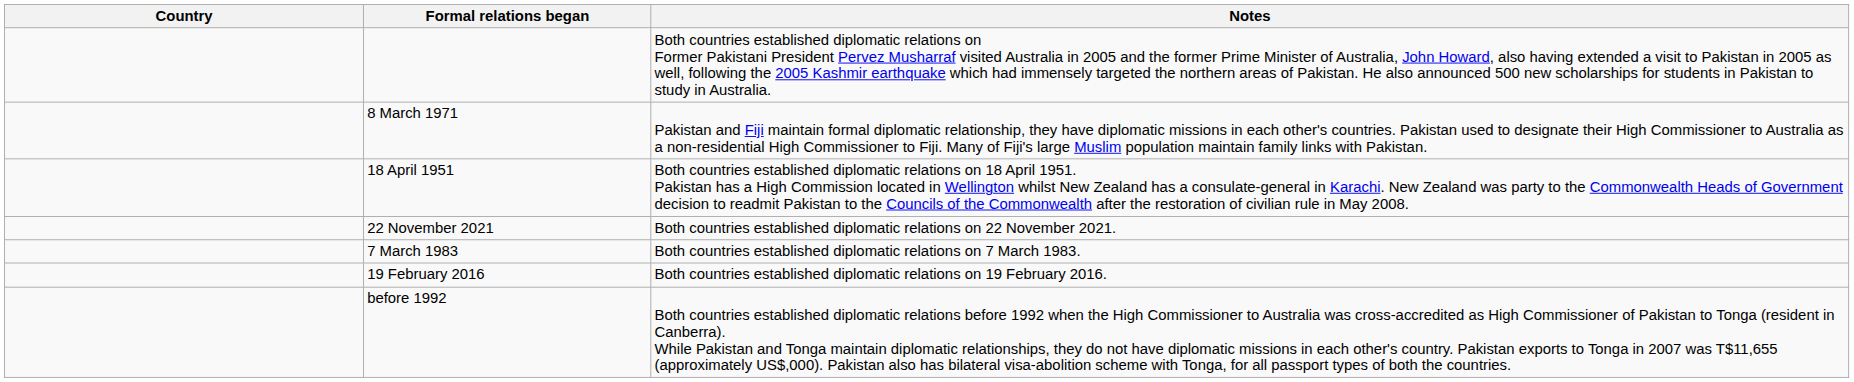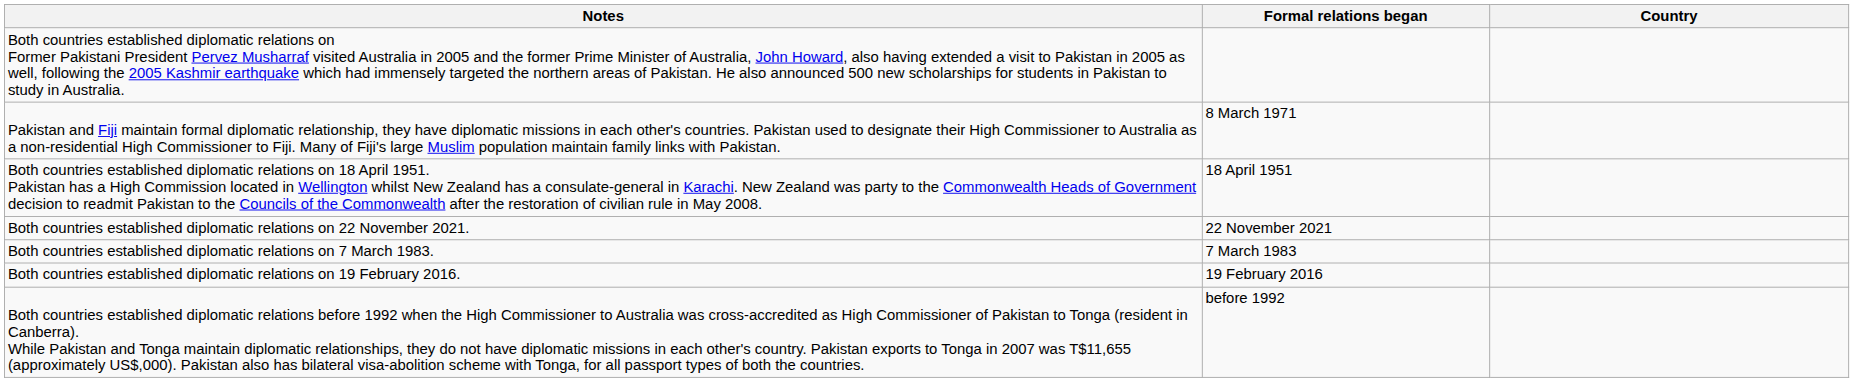columns swapped: (184, 16) <-> (1250, 16)
